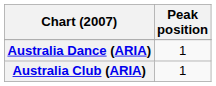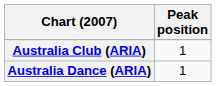rows swapped: (79, 71) <-> (79, 50)
